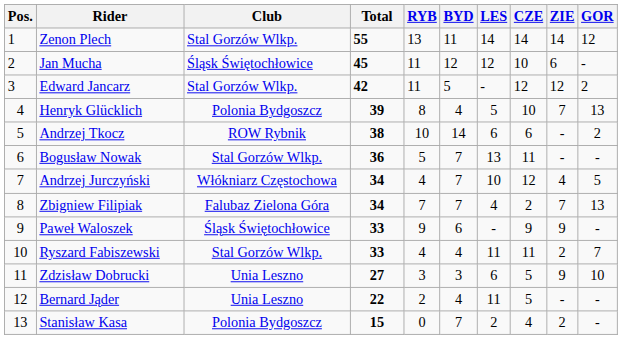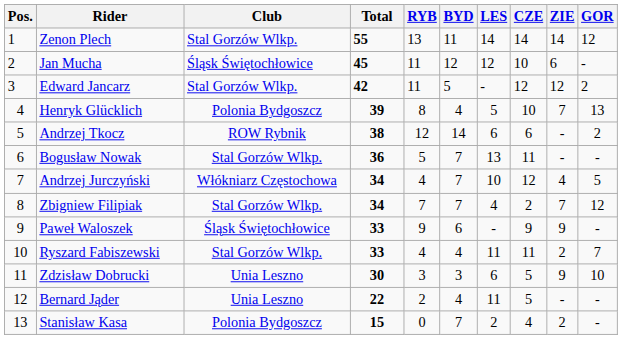(422, 134) 10 -> (422, 134) 12
(267, 204) Falubaz Zielona Góra -> (267, 204) Stal Gorzów Wlkp.
(597, 204) 13 -> (597, 204) 12
(377, 275) 27 -> (377, 275) 30
